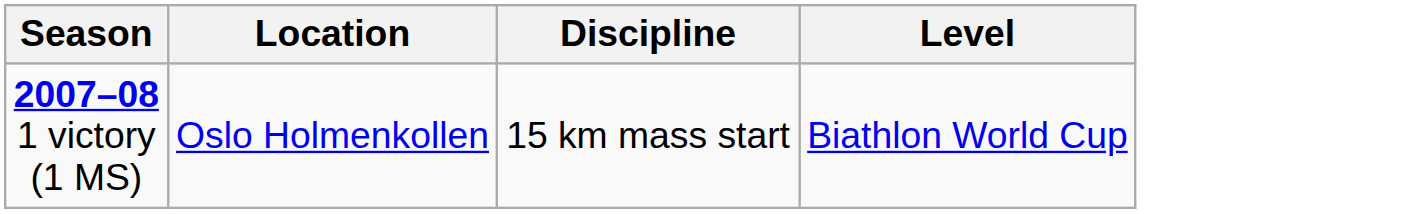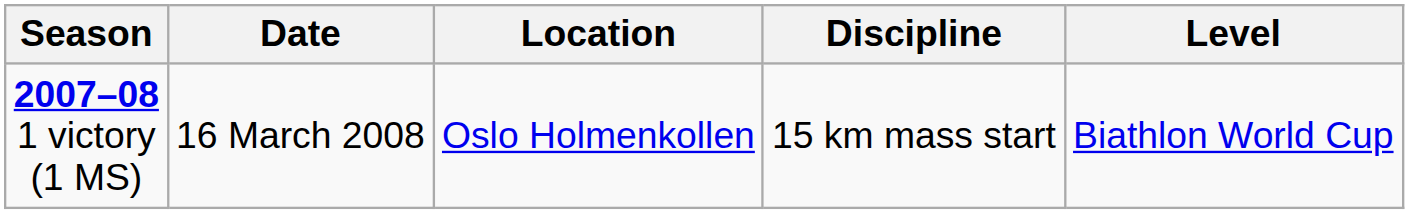+ column: (300, 34)
